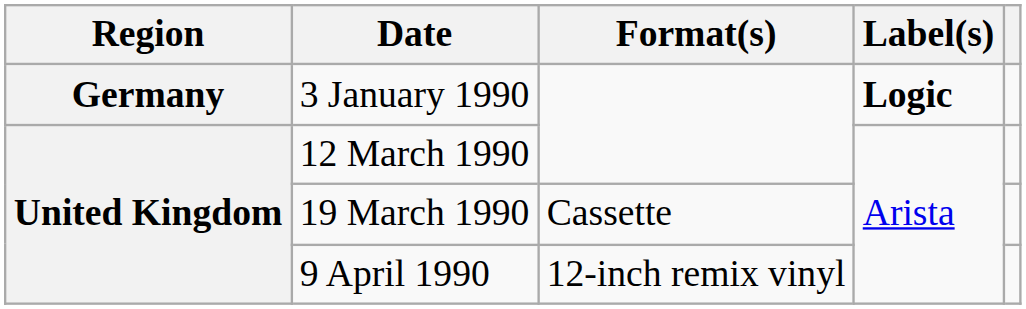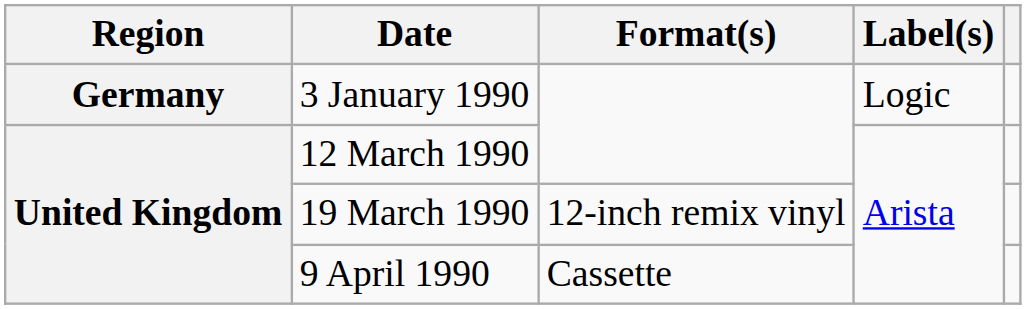(908, 93) bold -> (907, 93) normal
(609, 213) Cassette -> (696, 213) 12-inch remix vinyl
(696, 272) 12-inch remix vinyl -> (609, 272) Cassette
